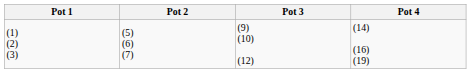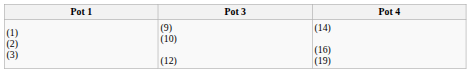- column: (178, 12)
